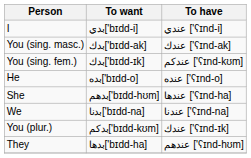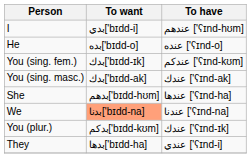(193, 29) عندي ['ʕɪnd-i] -> (204, 29) عندهم ['ʕɪnd-hʊm]
rows swapped: (45, 45) <-> (13, 78)
(117, 112) no background -> (117, 112) lightsalmon background
(204, 145) عندهم ['ʕɪnd-hʊm] -> (193, 145) عندي ['ʕɪnd-i]
